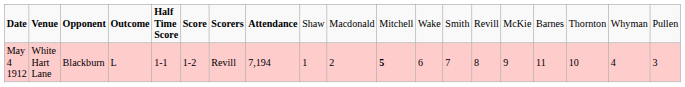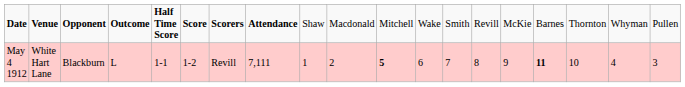(260, 62) 7,194 -> (259, 62) 7,111
(541, 62) normal -> (541, 62) bold
